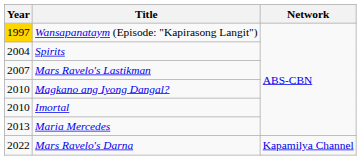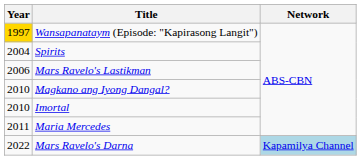(18, 70) 2007 -> (18, 70) 2006
(18, 126) 2013 -> (18, 126) 2011
(308, 145) no background -> (308, 145) lightblue background
